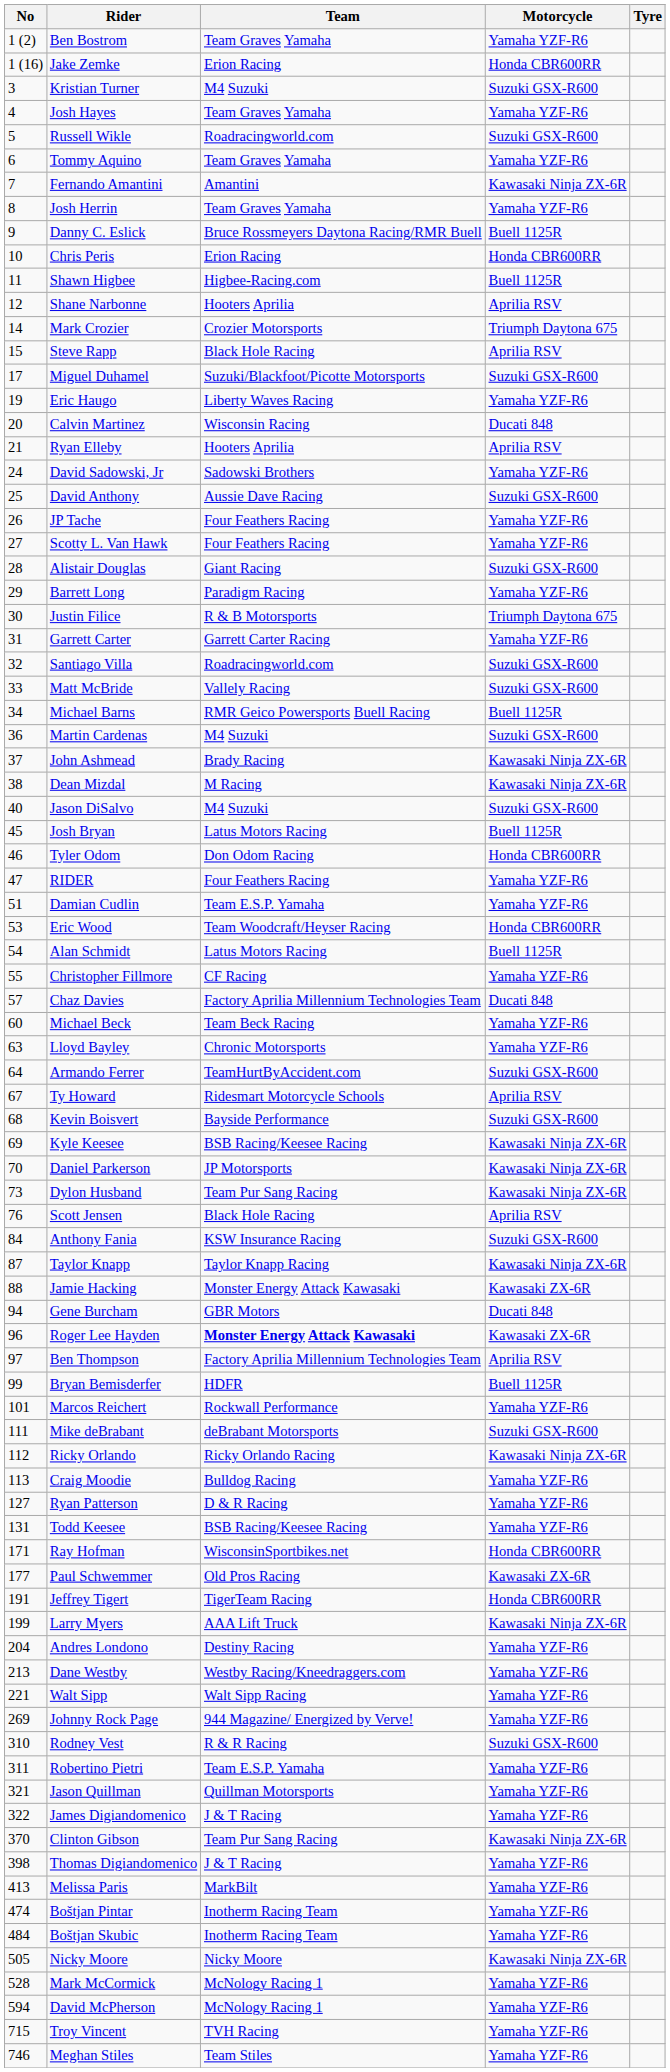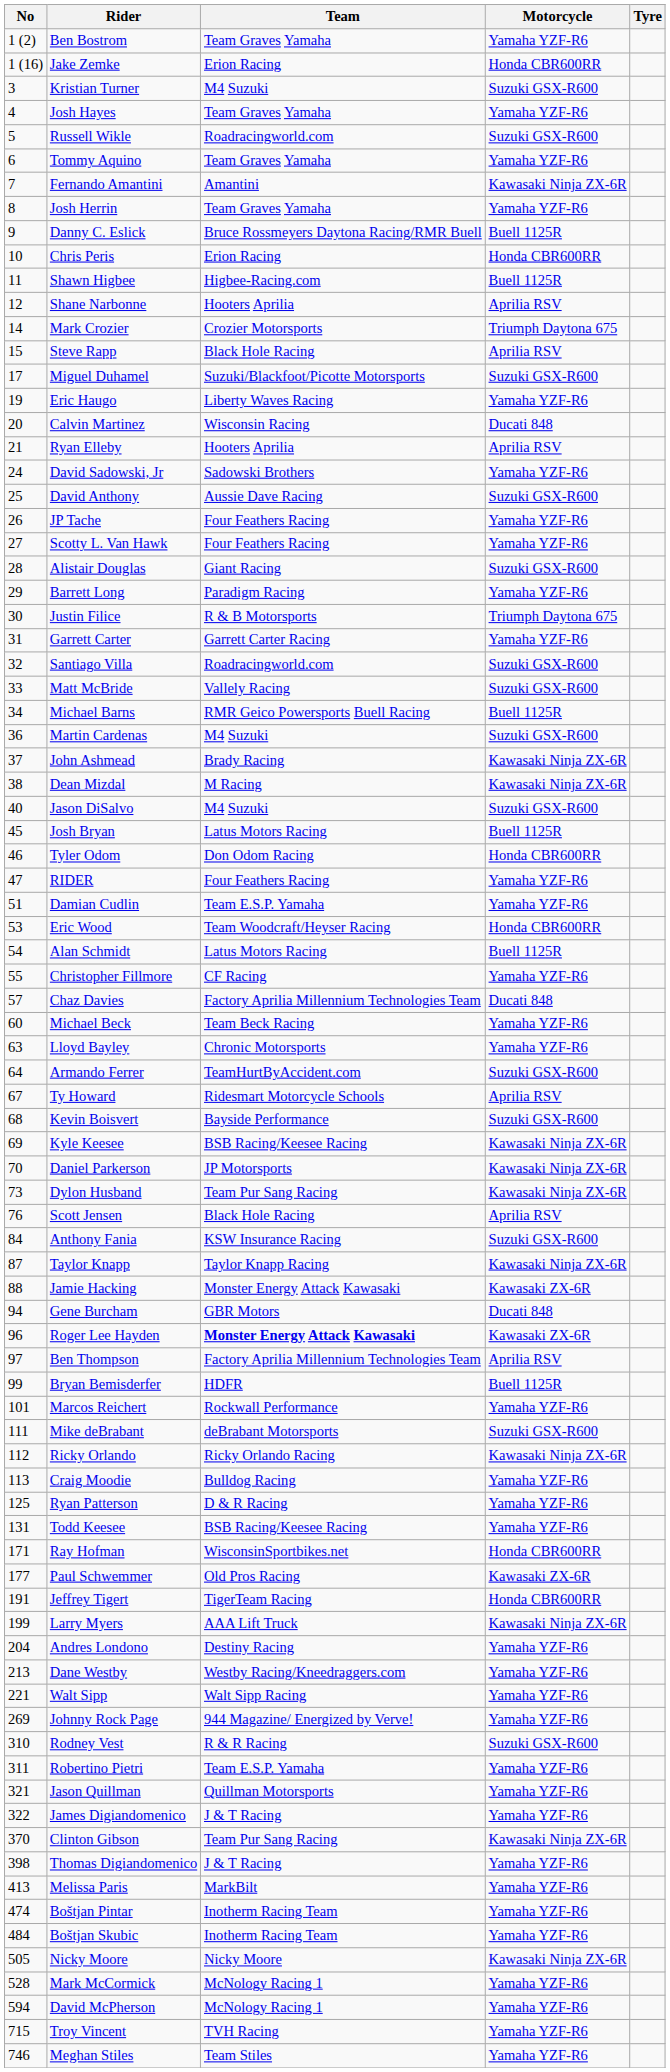(19, 1504) 127 -> (19, 1504) 125
